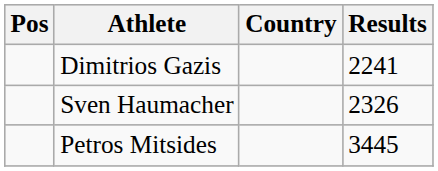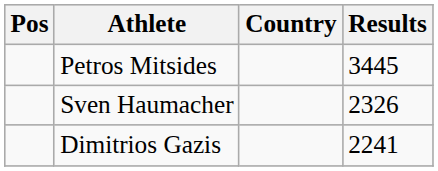rows swapped: (138, 144) <-> (141, 64)
